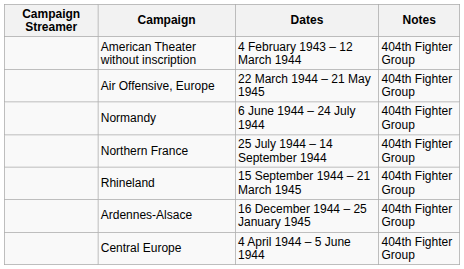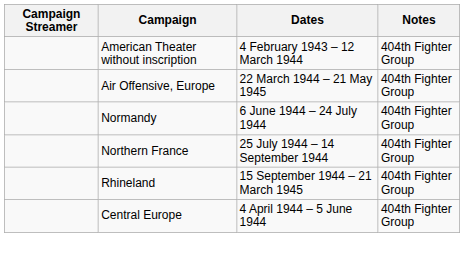- row: (146, 215)
